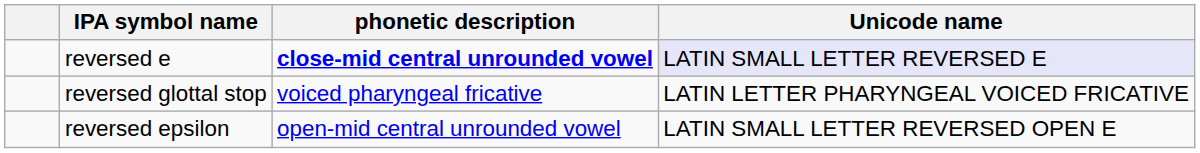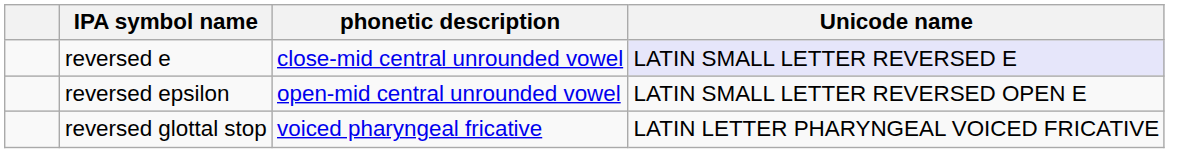(465, 57) bold -> (450, 57) normal
rows swapped: (147, 128) <-> (166, 93)
